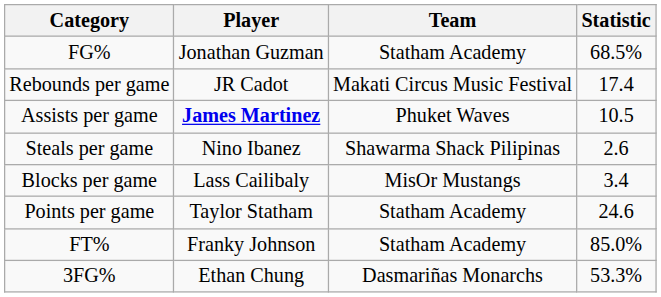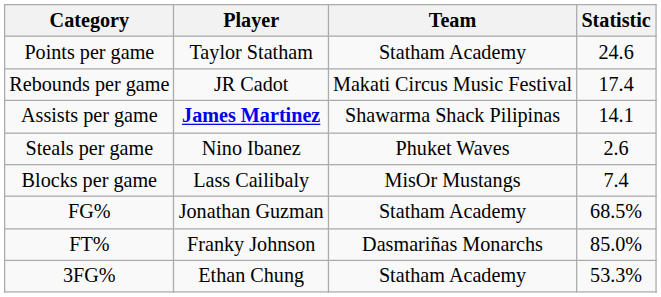rows swapped: (89, 212) <-> (89, 52)
(453, 116) Phuket Waves -> (453, 116) Shawarma Shack Pilipinas
(616, 116) 10.5 -> (616, 116) 14.1
(453, 148) Shawarma Shack Pilipinas -> (453, 148) Phuket Waves
(616, 180) 3.4 -> (616, 180) 7.4
(453, 244) Statham Academy -> (453, 244) Dasmariñas Monarchs
(453, 276) Dasmariñas Monarchs -> (453, 276) Statham Academy
